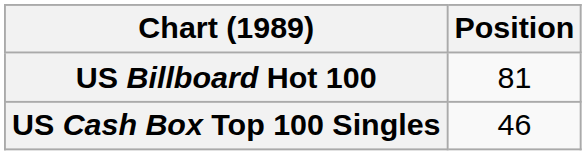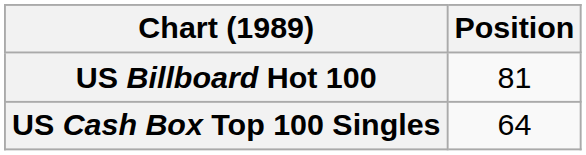(514, 125) 46 -> (514, 125) 64
